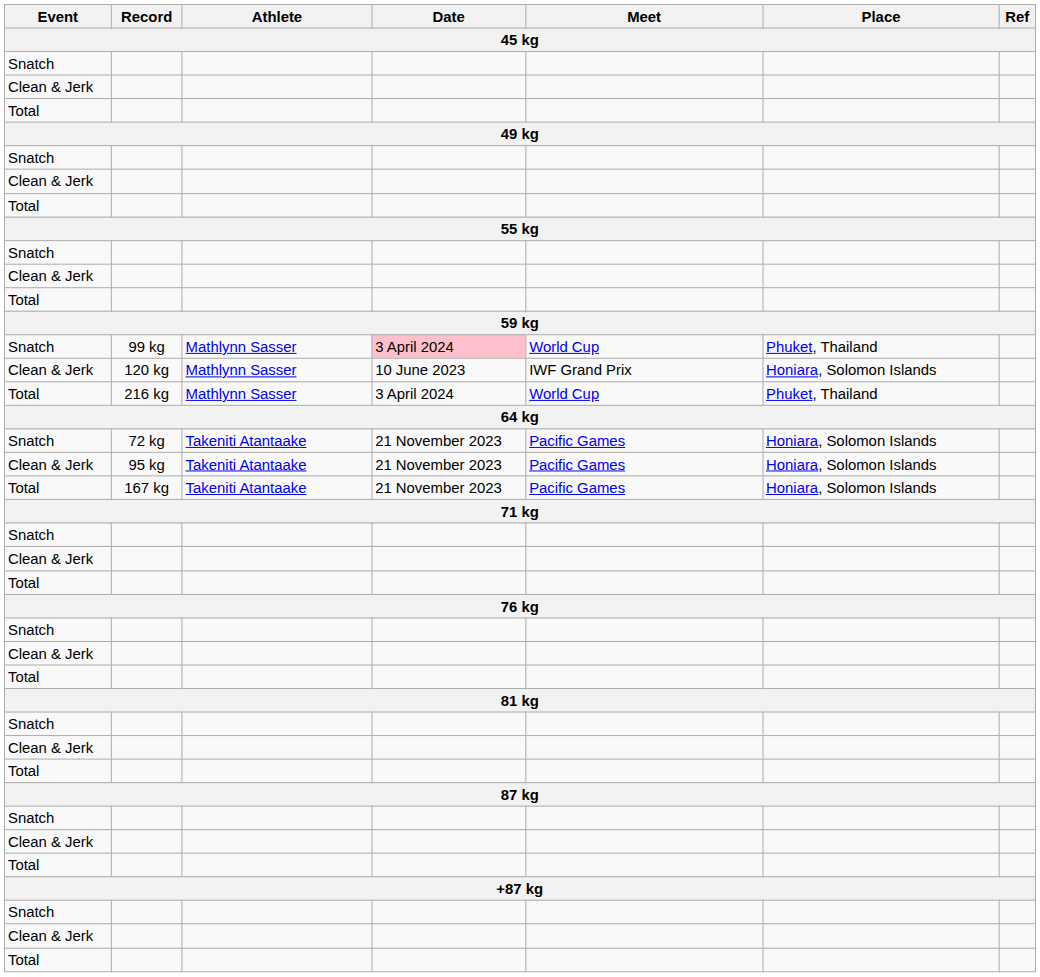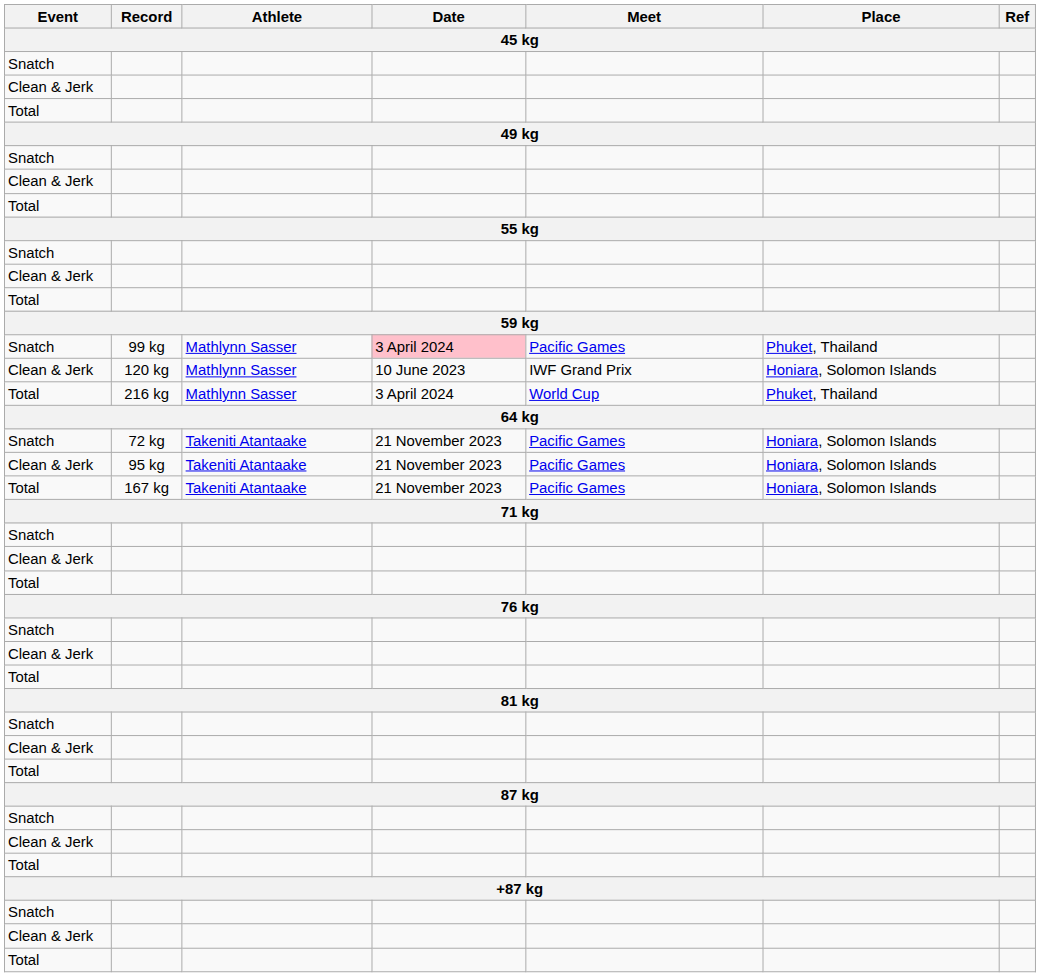(564, 347) World Cup -> (577, 347) Pacific Games
